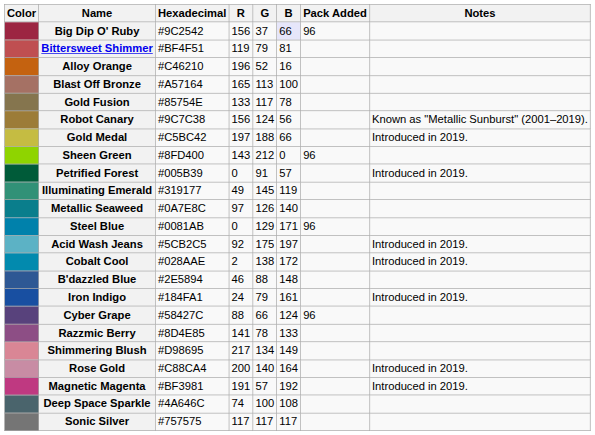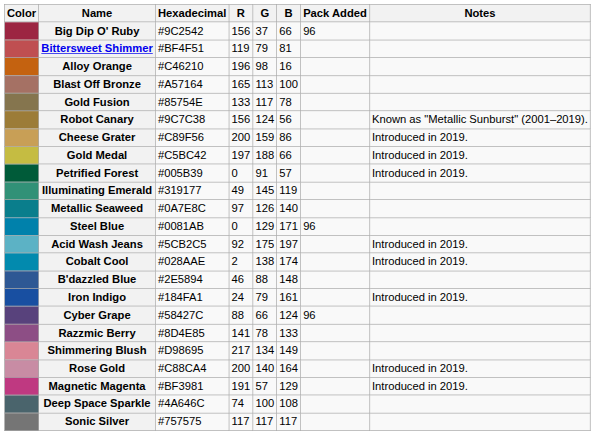(286, 31) lavender background -> (286, 31) no background
(262, 66) 52 -> (262, 66) 98
+ row: (97, 137)
- row: (97, 155)
(289, 262) 172 -> (289, 262) 174
(289, 386) 192 -> (289, 386) 129
